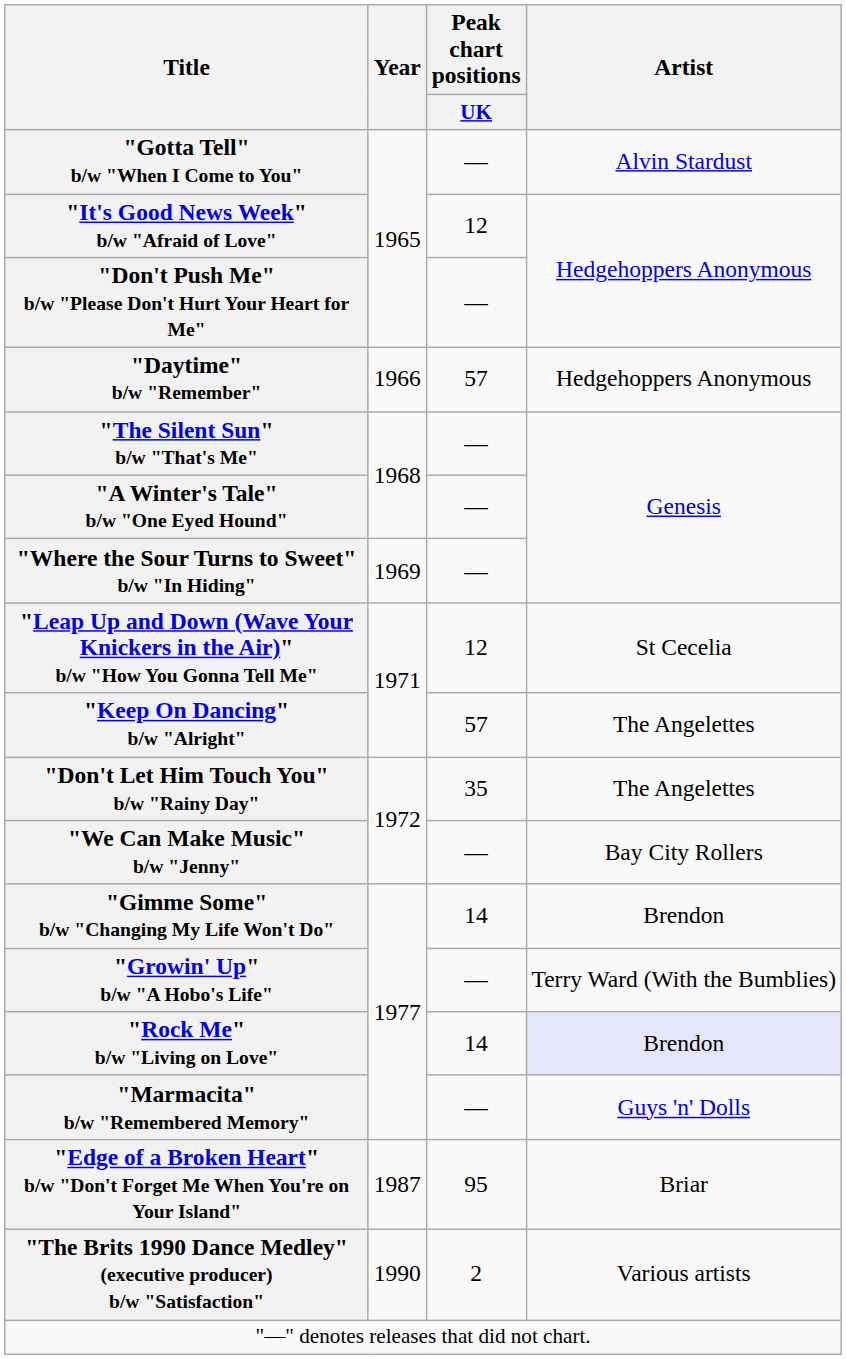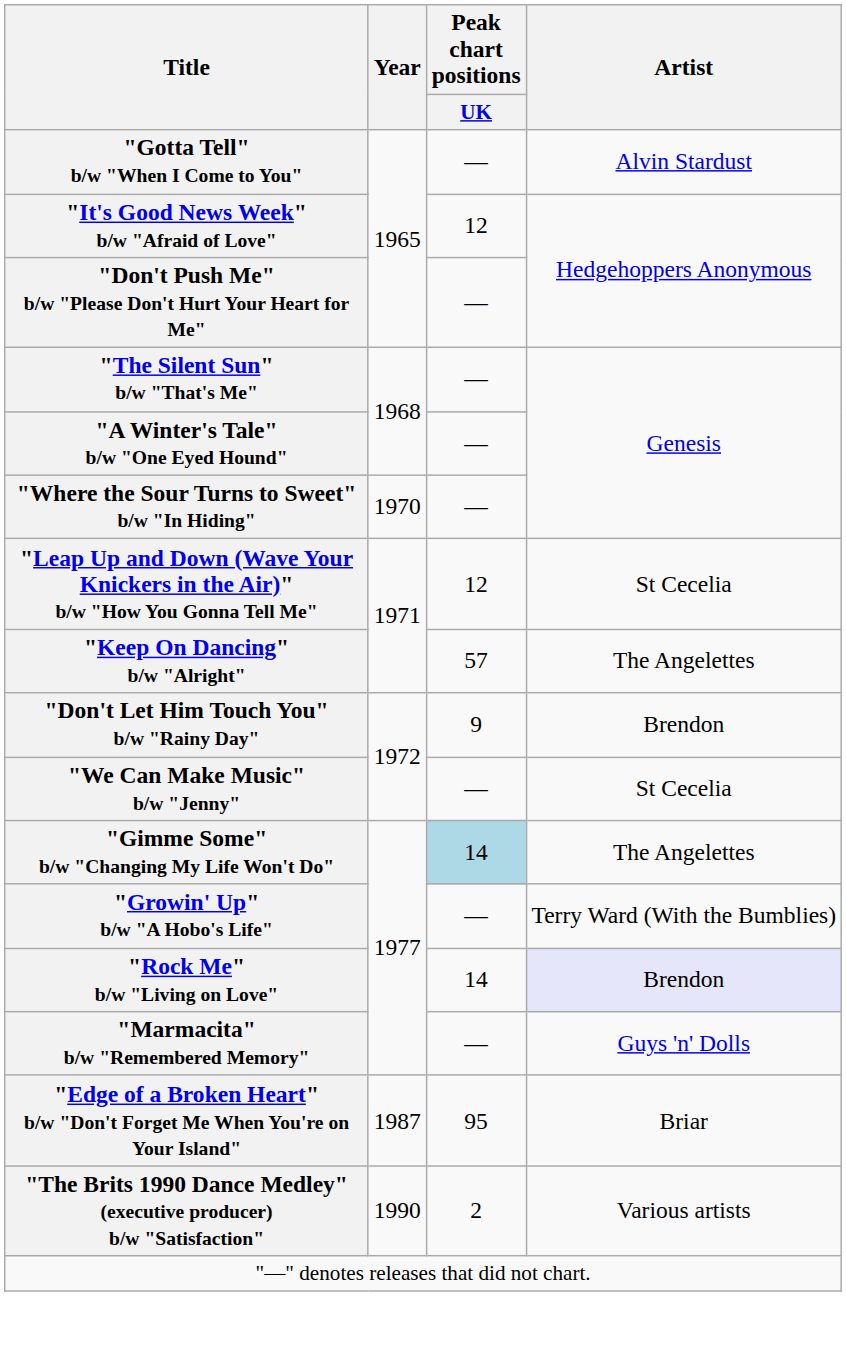- row: (187, 379)
(397, 570) 1969 -> (397, 506) 1970
(476, 788) 35 -> (476, 724) 9
(684, 788) The Angelettes -> (684, 724) Brendon
(684, 852) Bay City Rollers -> (684, 788) St Cecelia
(476, 915) no background -> (476, 852) lightblue background
(684, 915) Brendon -> (684, 852) The Angelettes
